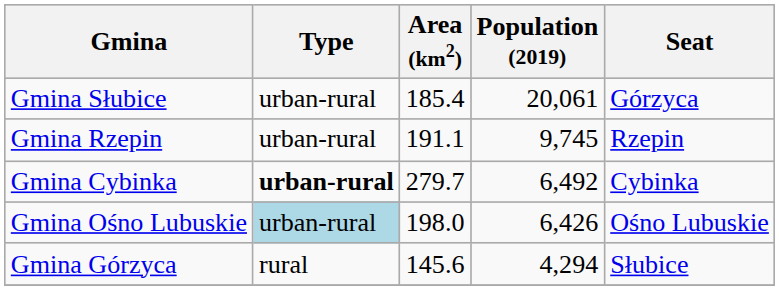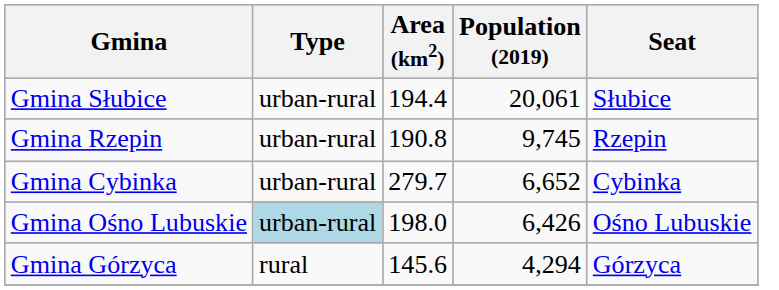(435, 98) 185.4 -> (418, 98) 194.4
(654, 98) Górzyca -> (632, 98) Słubice
(435, 139) 191.1 -> (418, 139) 190.8
(326, 180) bold -> (318, 180) normal
(569, 180) 6,492 -> (551, 180) 6,652
(649, 263) Słubice -> (637, 263) Górzyca
